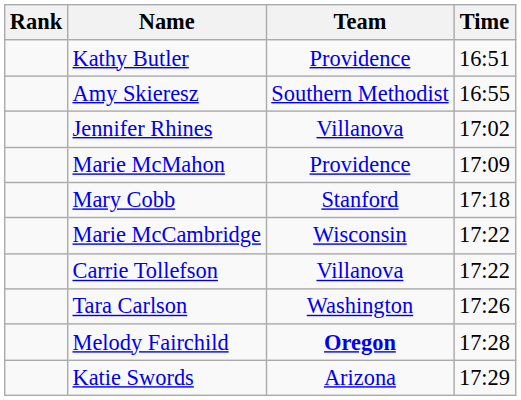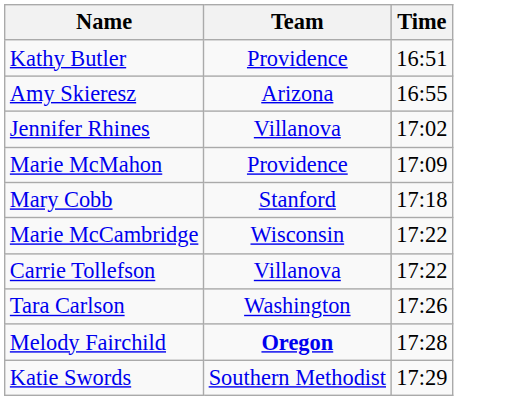- column: (36, 22)
(360, 93) Southern Methodist -> (297, 93) Arizona
(360, 377) Arizona -> (297, 377) Southern Methodist
